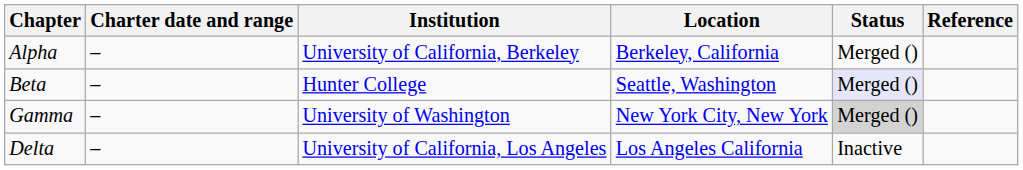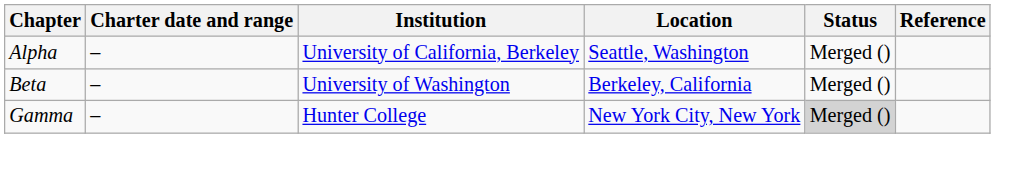(697, 52) Berkeley, California -> (669, 52) Seattle, Washington
(364, 84) Hunter College -> (406, 84) University of Washington
(696, 84) Seattle, Washington -> (670, 84) Berkeley, California
(878, 84) lavender background -> (850, 84) no background
(406, 116) University of Washington -> (364, 116) Hunter College
- row: (32, 148)
